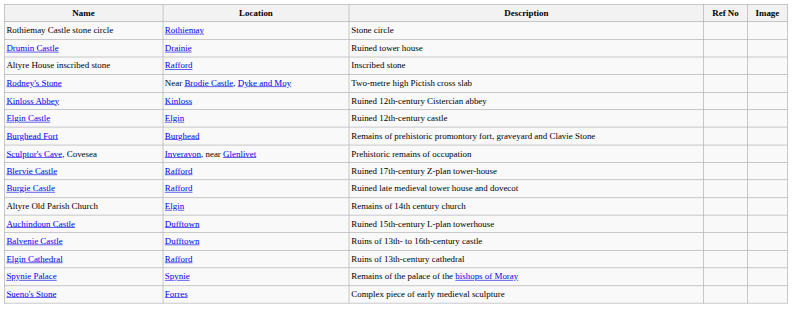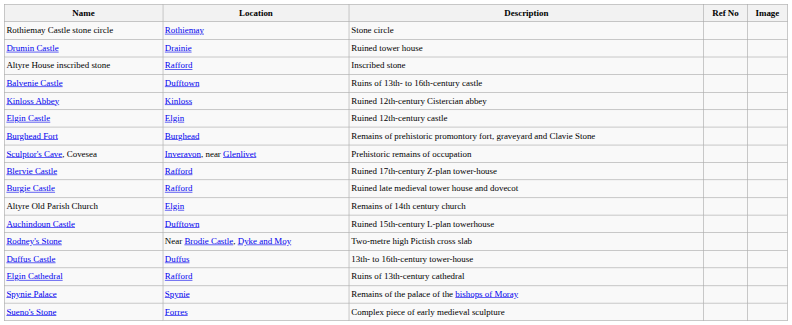rows swapped: (34, 83) <-> (35, 241)
+ row: (31, 259)
